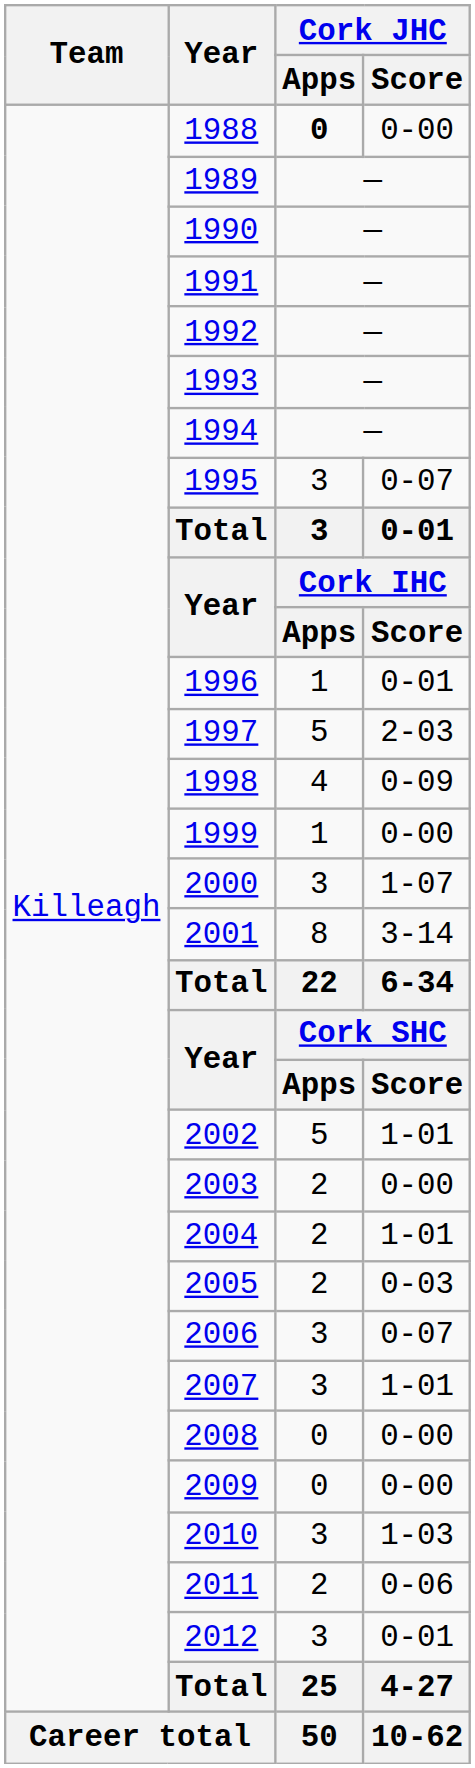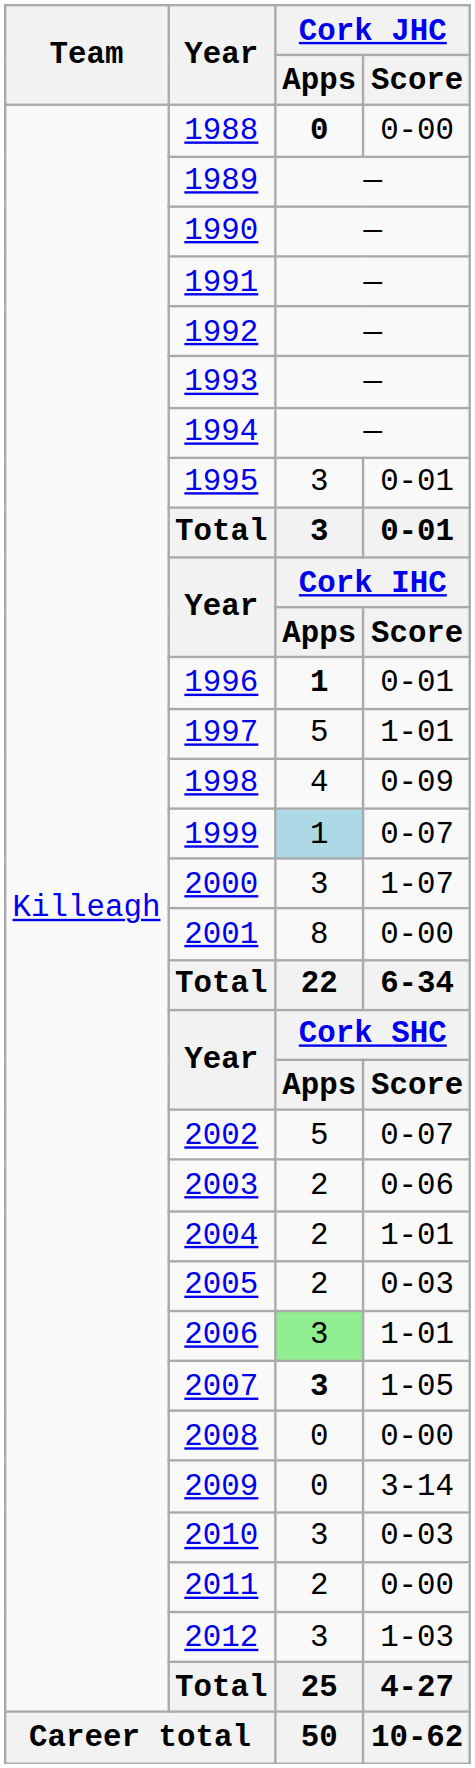(417, 482) 0-07 -> (417, 482) 0-01
(319, 683) normal -> (319, 683) bold
(417, 733) 2-03 -> (417, 733) 1-01
(319, 834) no background -> (319, 834) lightblue background
(417, 834) 0-00 -> (417, 834) 0-07
(417, 934) 3-14 -> (417, 934) 0-00
(417, 1135) 1-01 -> (417, 1135) 0-07
(417, 1185) 0-00 -> (417, 1185) 0-06
(319, 1336) no background -> (319, 1336) lightgreen background
(417, 1336) 0-07 -> (417, 1336) 1-01
(319, 1386) normal -> (319, 1386) bold
(417, 1386) 1-01 -> (417, 1386) 1-05
(417, 1487) 0-00 -> (417, 1487) 3-14
(417, 1537) 1-03 -> (417, 1537) 0-03
(417, 1587) 0-06 -> (417, 1587) 0-00
(417, 1637) 0-01 -> (417, 1637) 1-03
